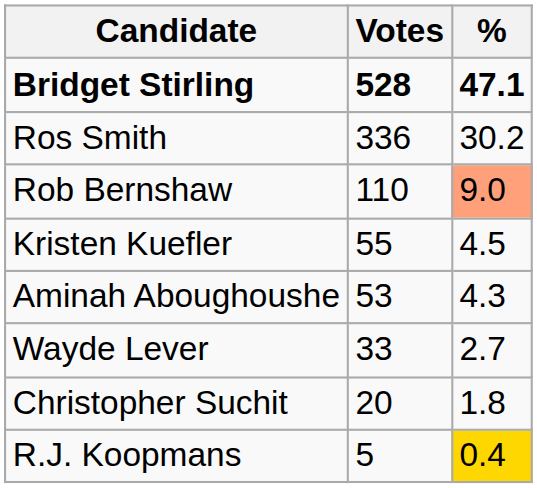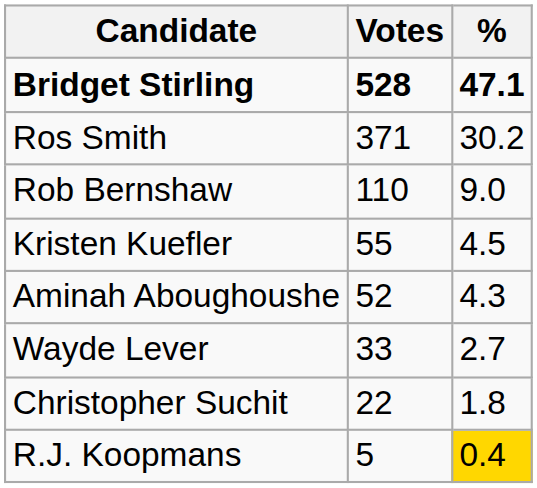(383, 137) 336 -> (383, 137) 371
(483, 190) lightsalmon background -> (483, 190) no background
(374, 296) 53 -> (374, 296) 52
(374, 402) 20 -> (374, 402) 22
